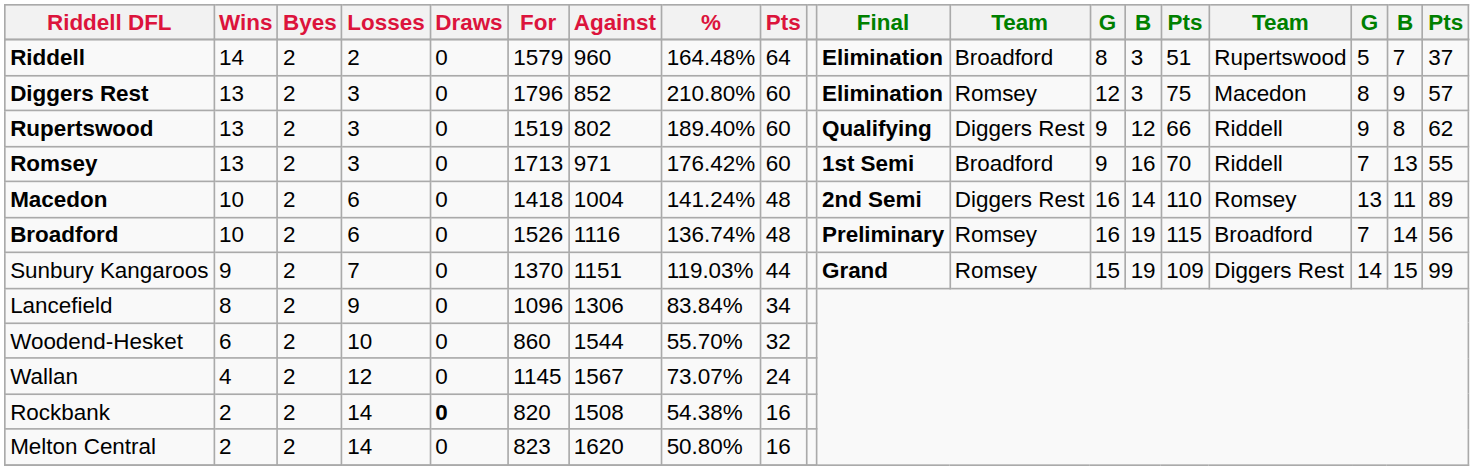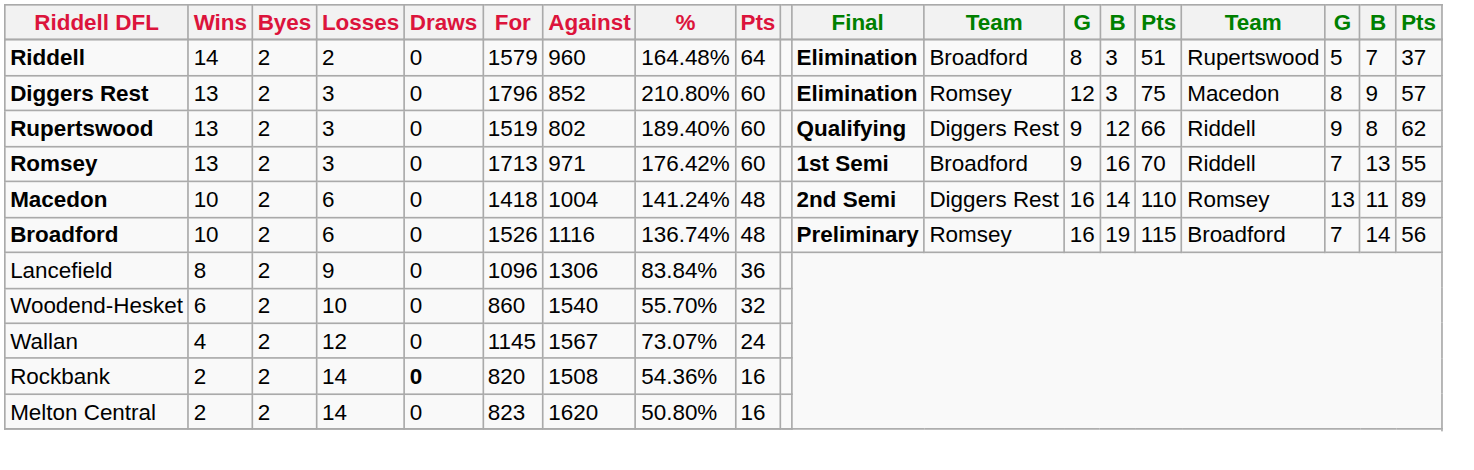- row: (109, 270)
(778, 305) 34 -> (753, 270) 36
(599, 340) 1544 -> (573, 305) 1540
(705, 411) 54.38% -> (679, 376) 54.36%
